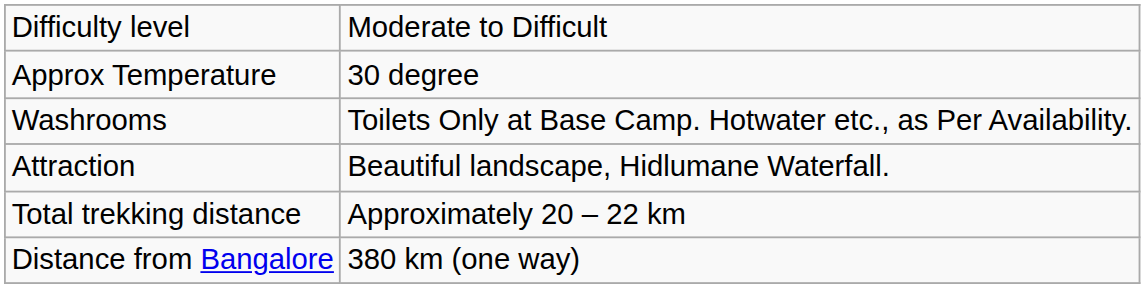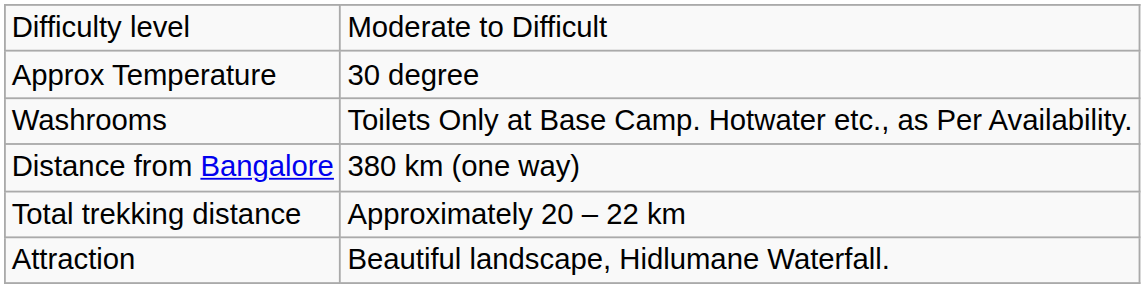rows swapped: (173, 259) <-> (74, 167)
